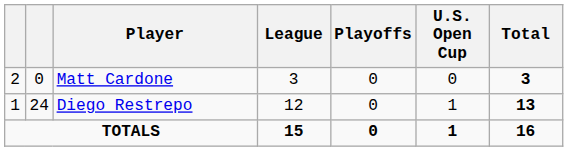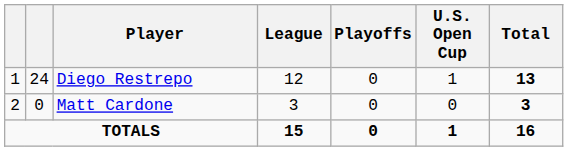rows swapped: (125, 107) <-> (115, 81)
